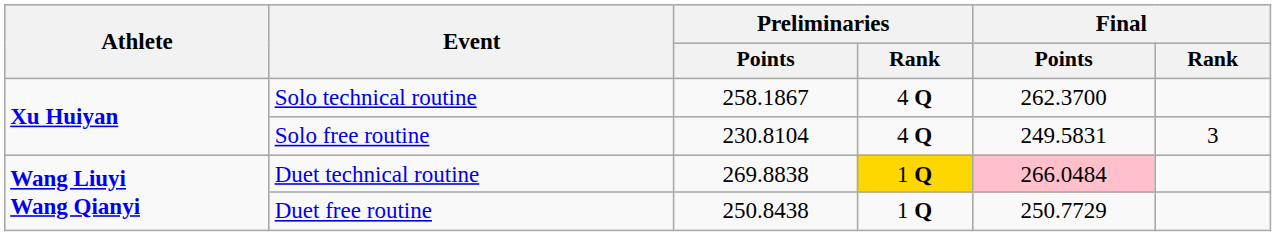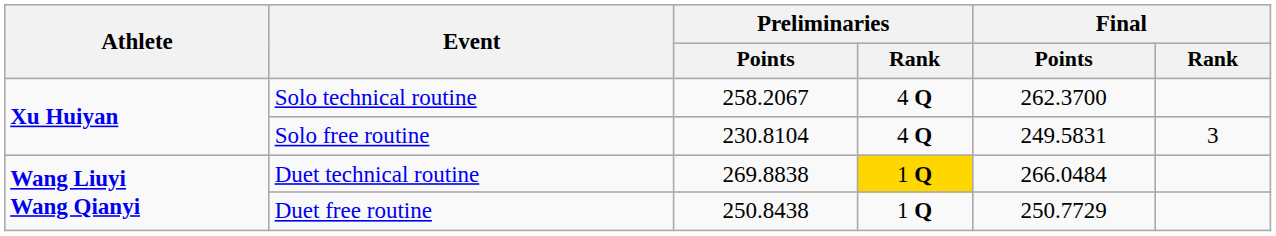(766, 97) 258.1867 -> (766, 97) 258.2067
(1064, 173) pink background -> (1064, 173) no background
